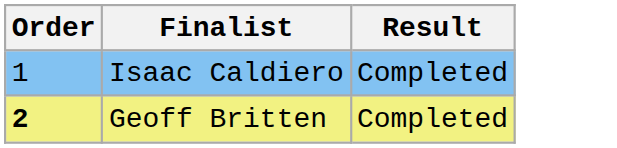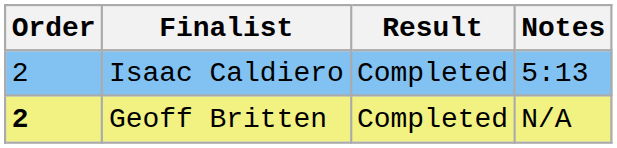+ column: (563, 28)
(20, 73) 1 -> (20, 73) 2
